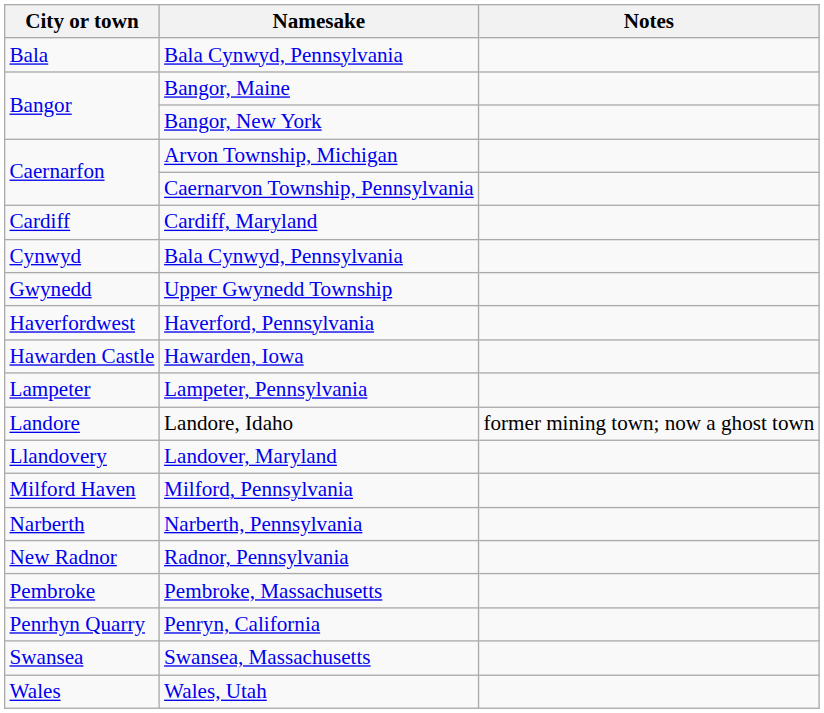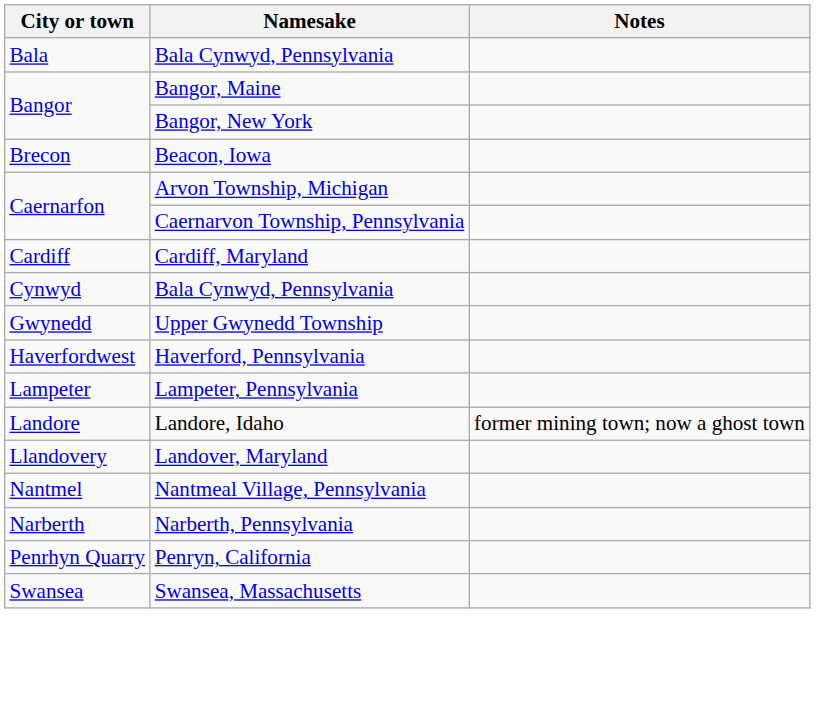+ row: (40, 155)
- row: (82, 356)
- row: (73, 490)
+ row: (46, 490)
- row: (63, 557)
- row: (52, 590)
- row: (35, 691)
